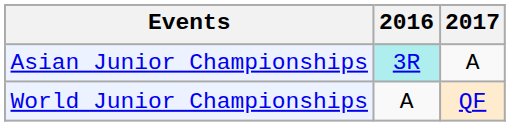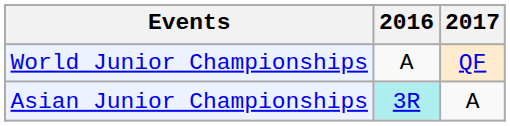rows swapped: (189, 62) <-> (189, 101)
